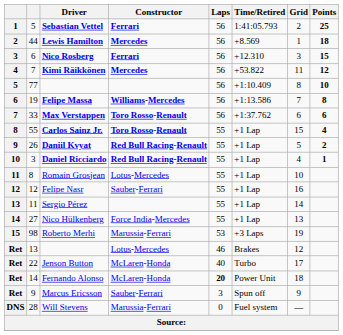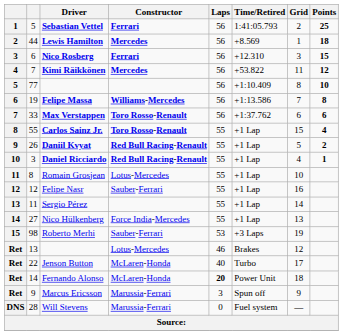(141, 233) Marussia-Ferrari -> (137, 233) Sauber-Ferrari
(137, 292) Sauber-Ferrari -> (141, 292) Marussia-Ferrari
